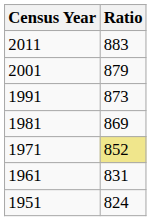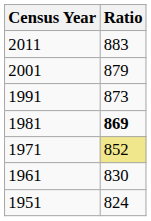(116, 123) normal -> (116, 123) bold
(116, 176) 831 -> (116, 176) 830
